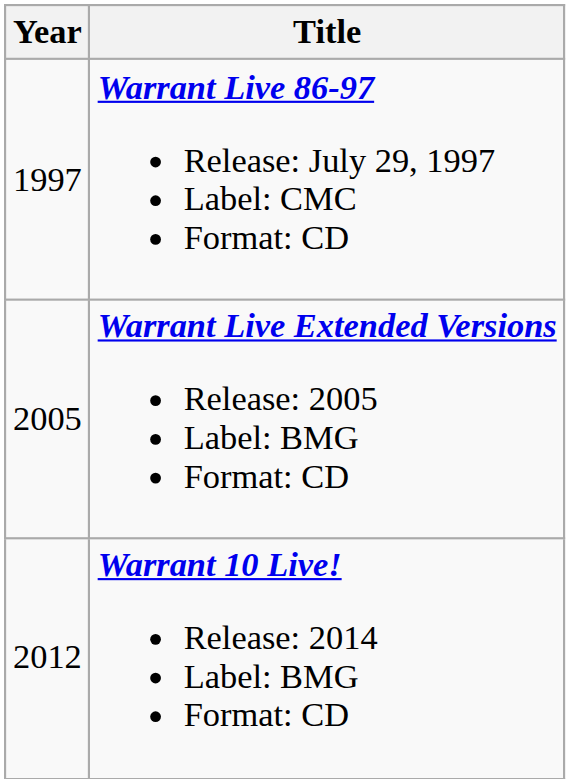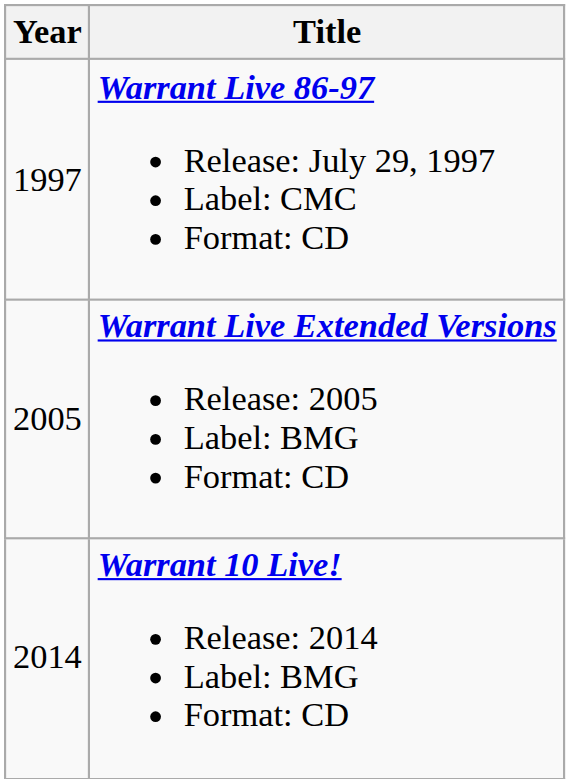(47, 657) 2012 -> (47, 657) 2014
